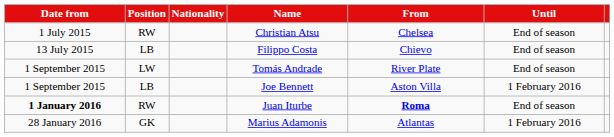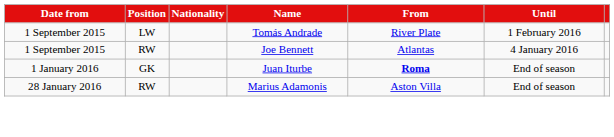- row: (287, 32)
- row: (287, 50)
(544, 68) End of season -> (544, 32) 1 February 2016
(147, 87) LB -> (147, 50) RW
(416, 87) Aston Villa -> (416, 50) Atlantas
(544, 87) 1 February 2016 -> (544, 50) 4 January 2016
(65, 105) bold -> (65, 68) normal
(147, 105) RW -> (147, 68) GK
(147, 123) GK -> (147, 87) RW
(416, 123) Atlantas -> (416, 87) Aston Villa
(544, 123) 1 February 2016 -> (544, 87) End of season
